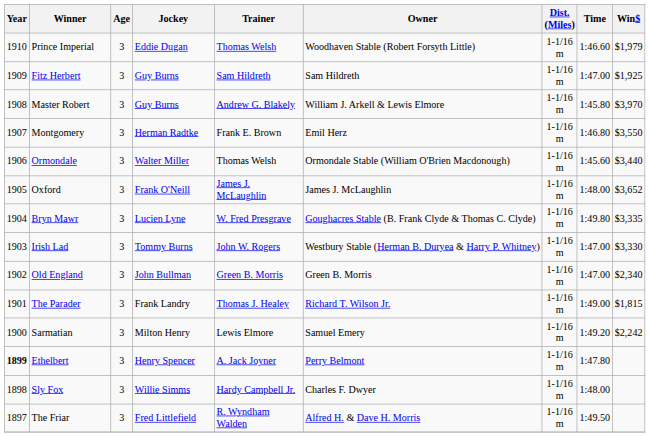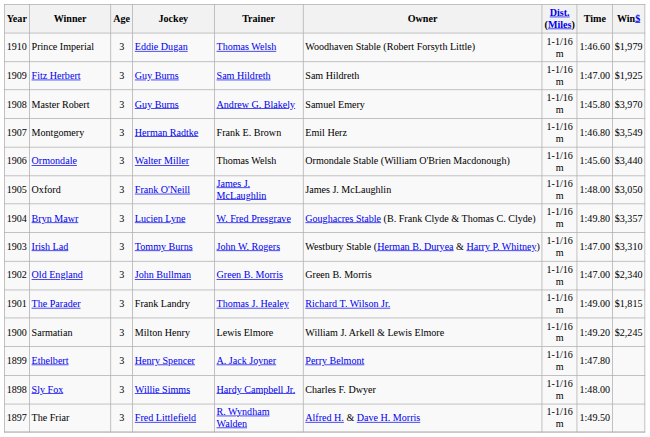(375, 104) William J. Arkell & Lewis Elmore -> (335, 104) Samuel Emery
(629, 133) $3,550 -> (629, 133) $3,549
(629, 190) $3,652 -> (629, 190) $3,050
(629, 218) $3,335 -> (629, 218) $3,357
(629, 247) $3,330 -> (629, 247) $3,310
(335, 332) Samuel Emery -> (375, 332) William J. Arkell & Lewis Elmore
(629, 332) $2,242 -> (629, 332) $2,245
(17, 361) bold -> (17, 361) normal
